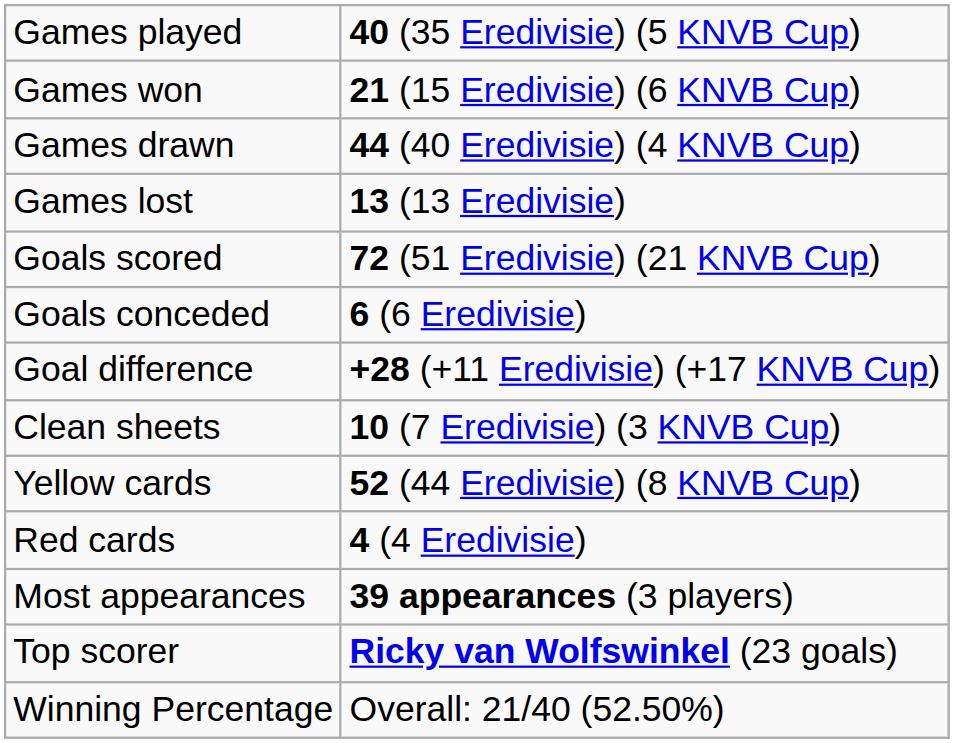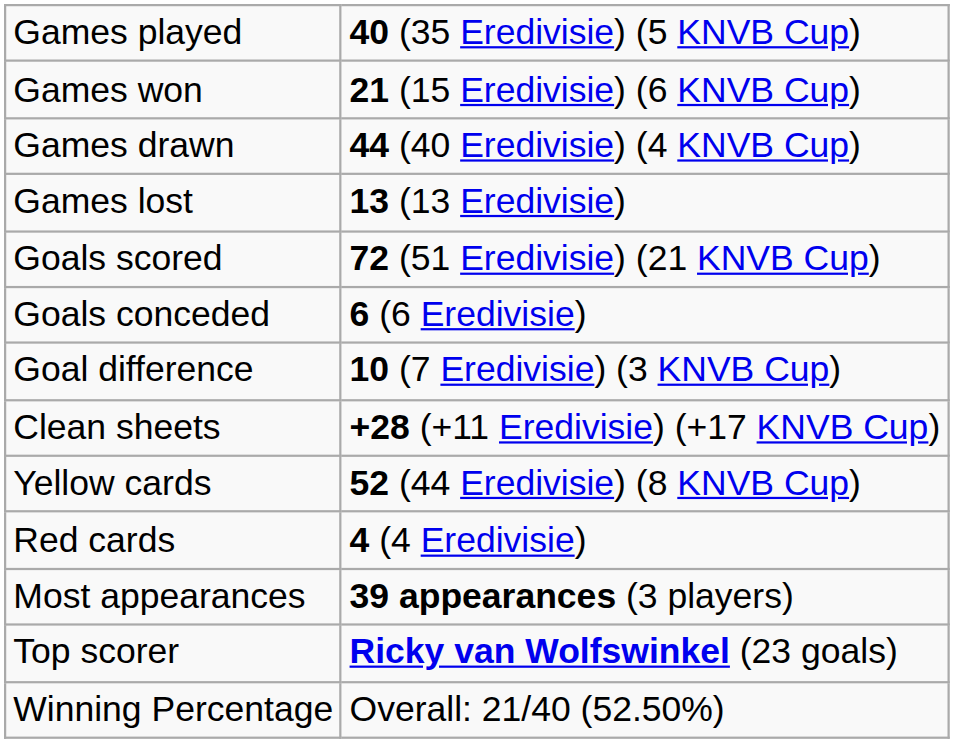(645, 370) +28 (+11 Eredivisie) (+17 KNVB Cup) -> (595, 370) 10 (7 Eredivisie) (3 KNVB Cup)
(595, 426) 10 (7 Eredivisie) (3 KNVB Cup) -> (645, 426) +28 (+11 Eredivisie) (+17 KNVB Cup)
